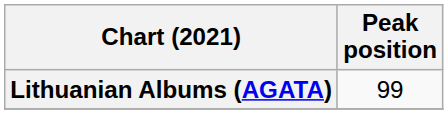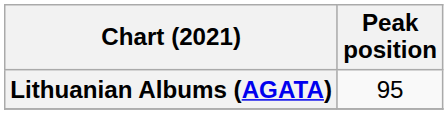(390, 89) 99 -> (390, 89) 95
